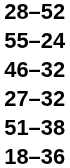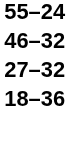- row: (35, 12)
- row: (35, 127)
